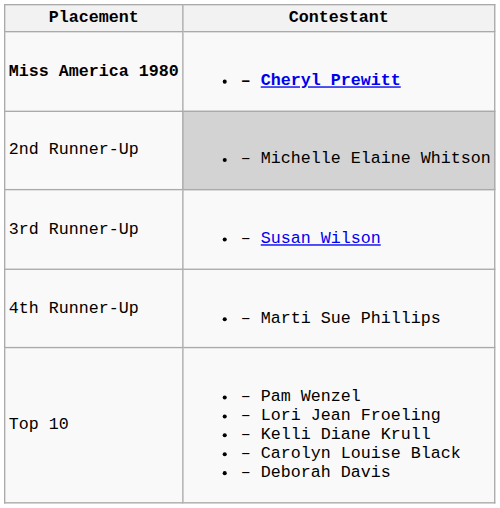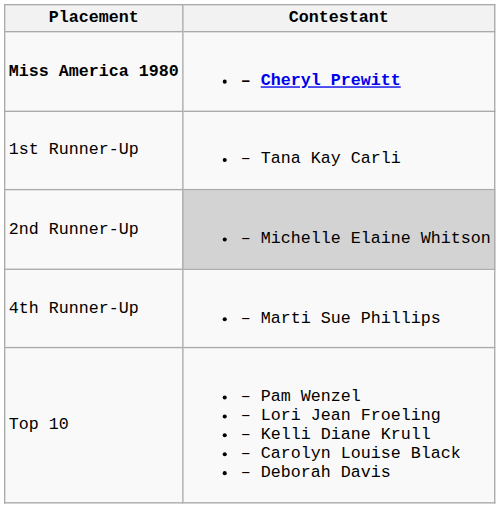+ row: (74, 151)
- row: (74, 230)
